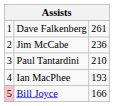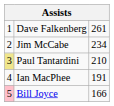(99, 45) 236 -> (99, 45) 234
(9, 61) no background -> (9, 61) khaki background
(99, 77) 193 -> (99, 77) 191
